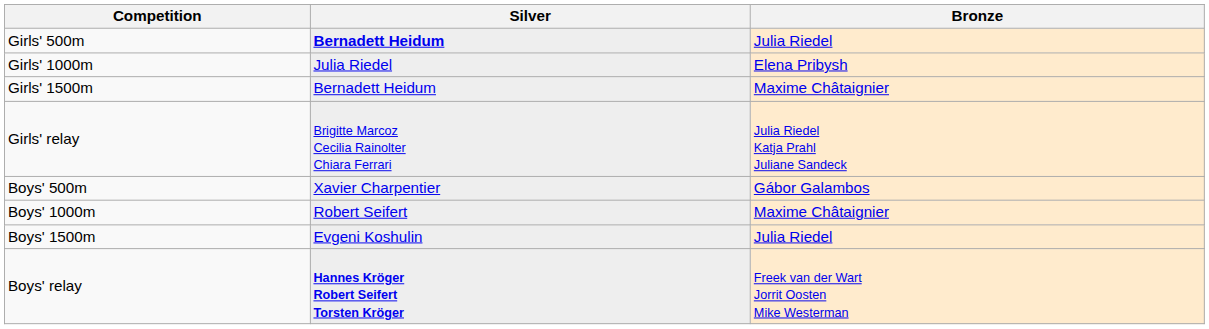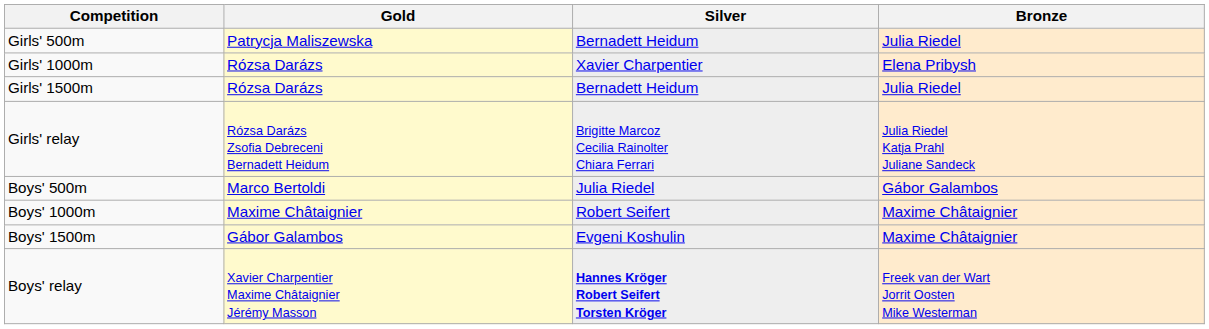+ column: (398, 16)
(379, 40) bold -> (637, 40) normal
(353, 64) Julia Riedel -> (639, 64) Xavier Charpentier
(821, 88) Maxime Châtaignier -> (921, 88) Julia Riedel
(377, 188) Xavier Charpentier -> (615, 188) Julia Riedel
(793, 236) Julia Riedel -> (950, 236) Maxime Châtaignier
